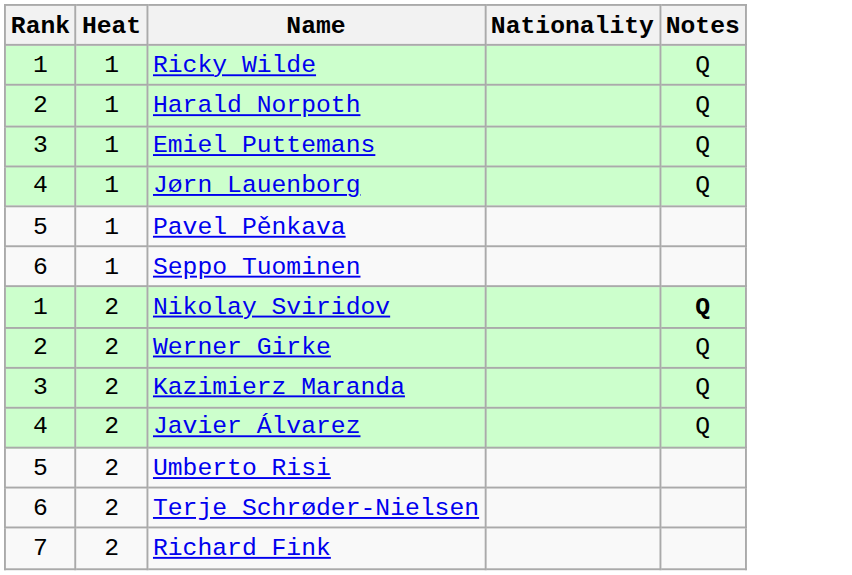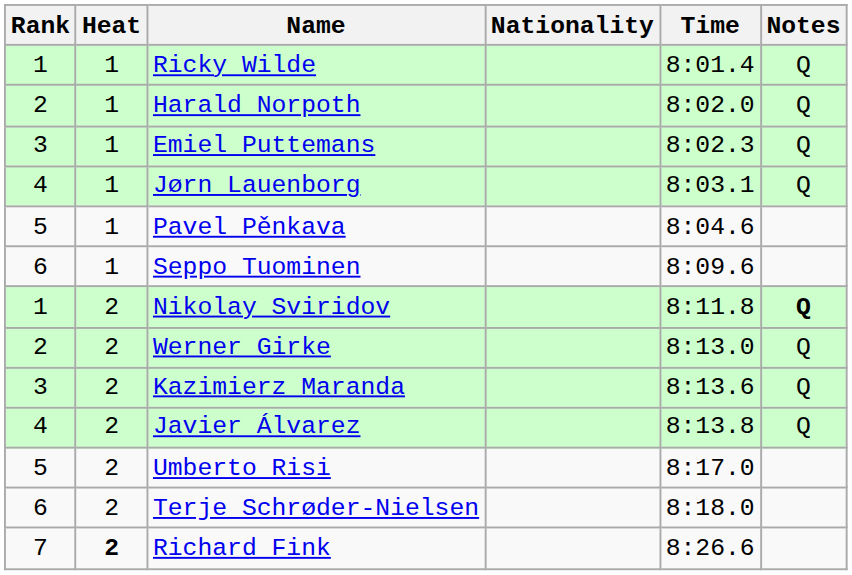+ column: (710, 25)
(112, 548) normal -> (112, 548) bold
